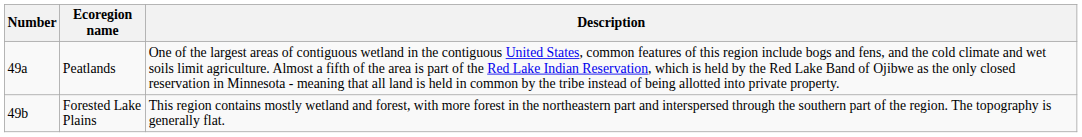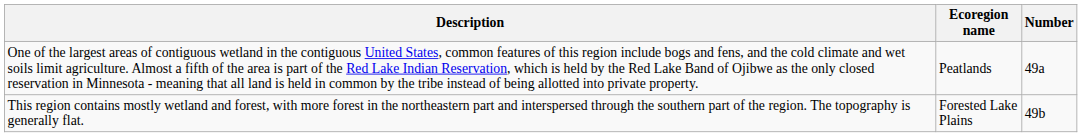columns swapped: (32, 23) <-> (611, 23)
